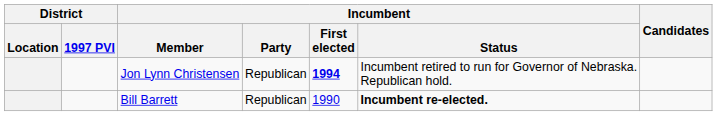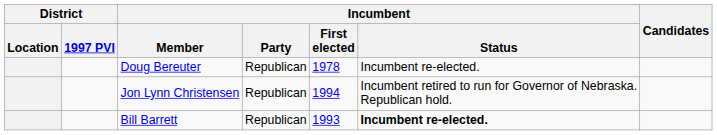+ row: (161, 67)
(326, 74) bold -> (326, 93) normal
(326, 100) 1990 -> (326, 120) 1993
